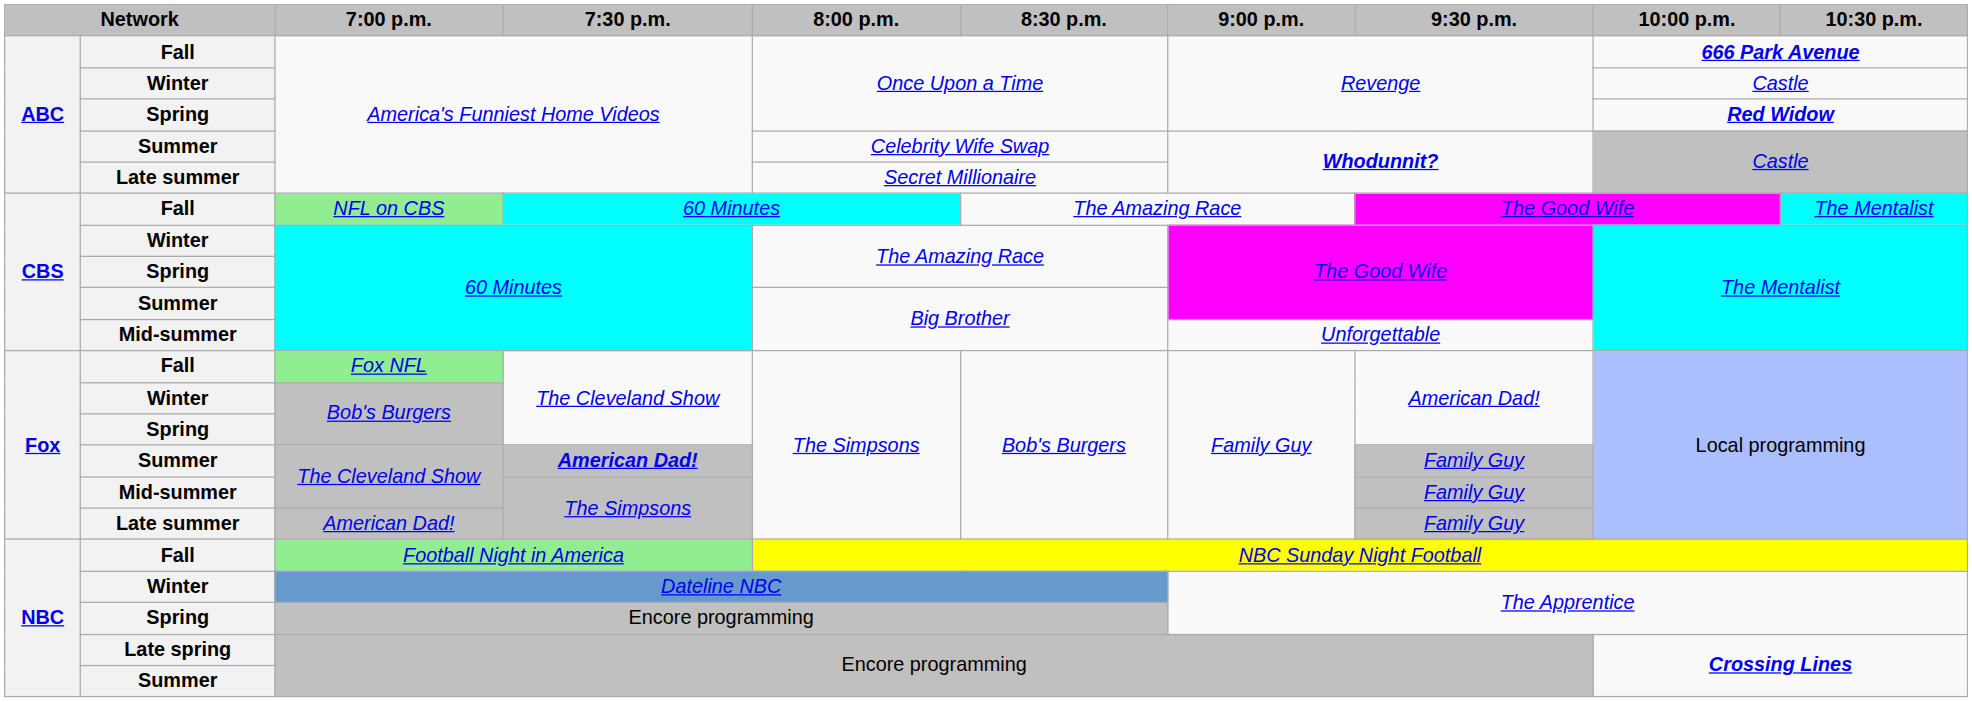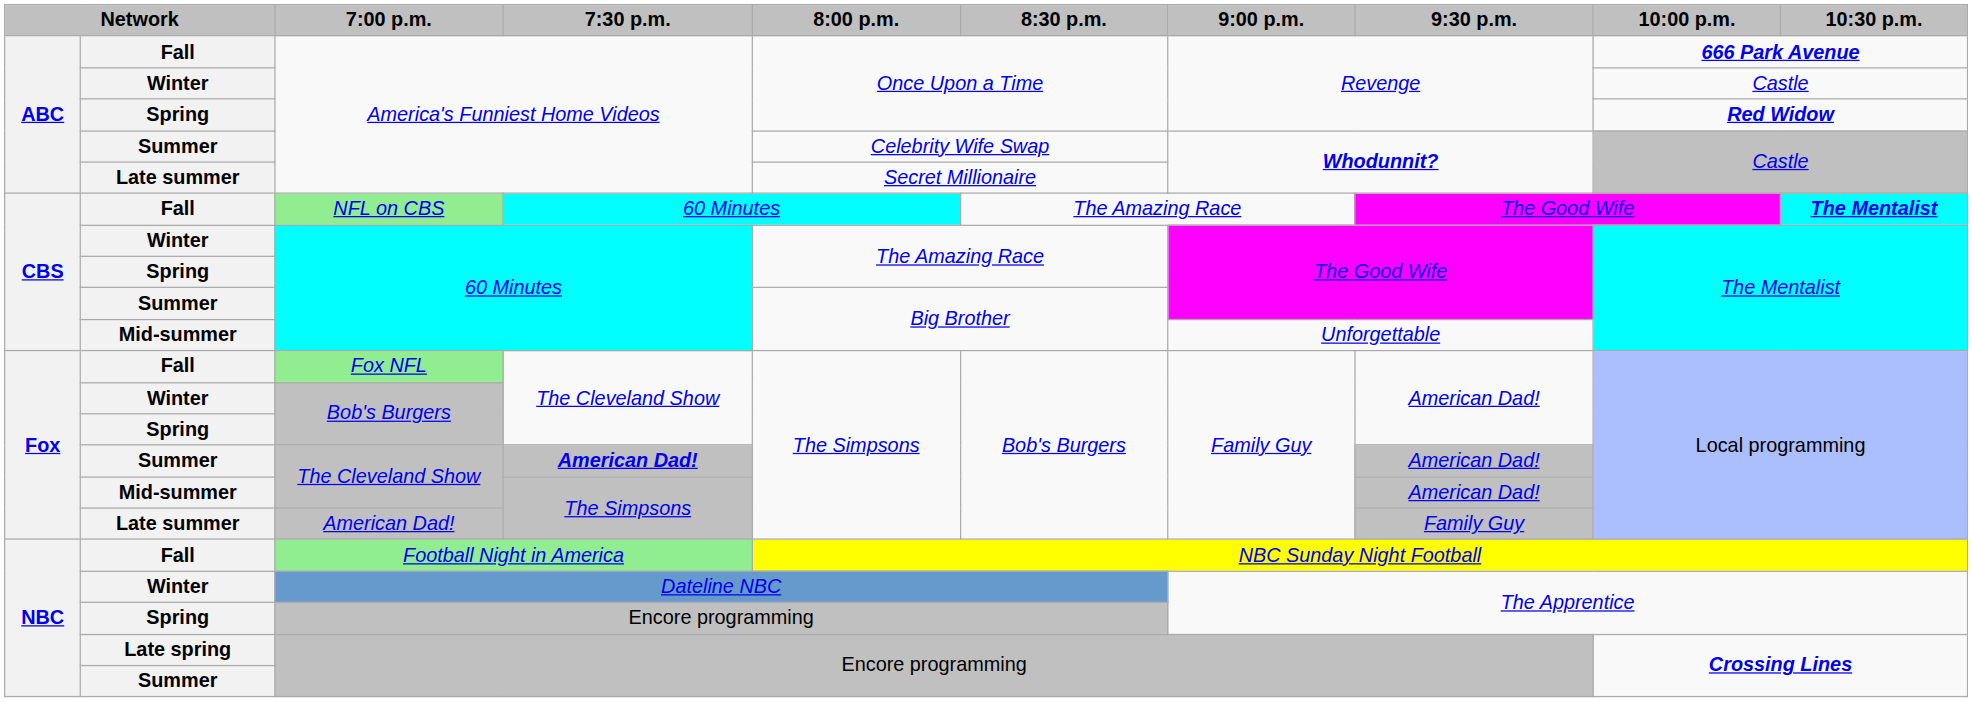(1874, 209) normal -> (1874, 209) bold
(1474, 460) Family Guy -> (1474, 460) American Dad!
(1474, 492) Family Guy -> (1474, 492) American Dad!
